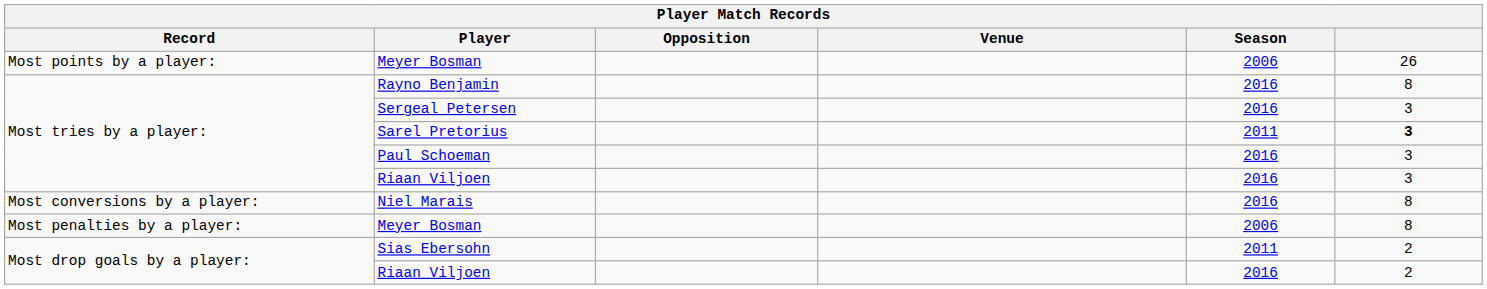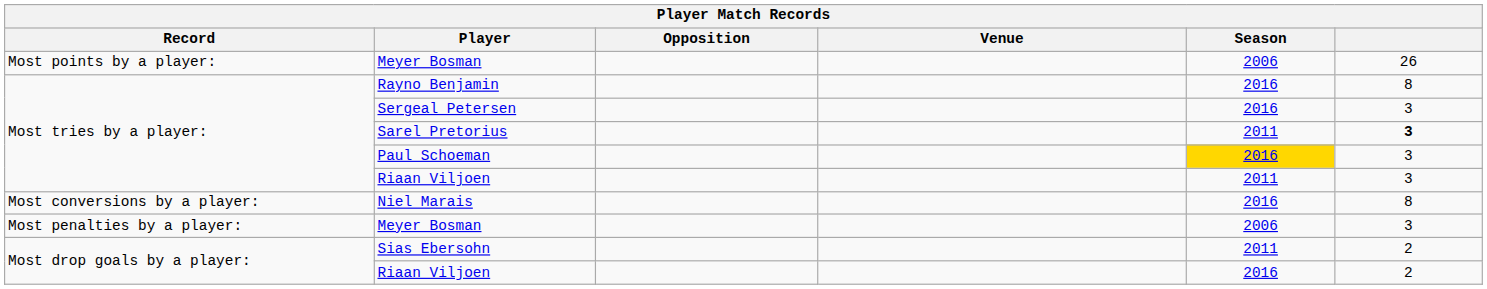(1261, 157) no background -> (1261, 157) gold background
(1261, 180) 2016 -> (1261, 180) 2011
(1408, 227) 8 -> (1408, 227) 3
